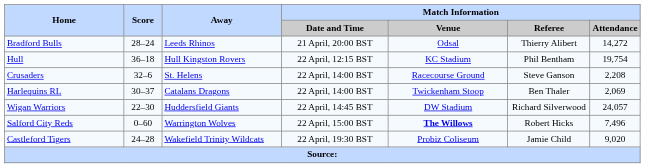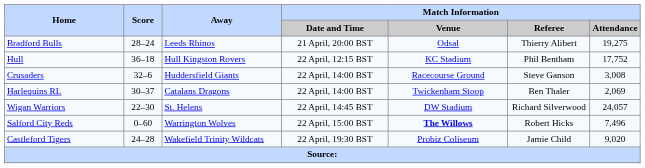(615, 44) 14,272 -> (615, 44) 19,275
(615, 59) 19,754 -> (615, 59) 17,752
(183, 75) St. Helens -> (202, 75) Huddersfield Giants
(615, 75) 2,208 -> (615, 75) 3,008
(202, 107) Huddersfield Giants -> (183, 107) St. Helens
